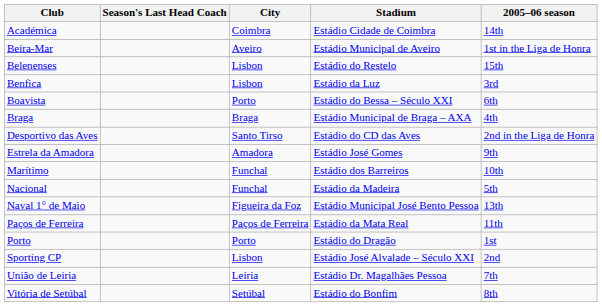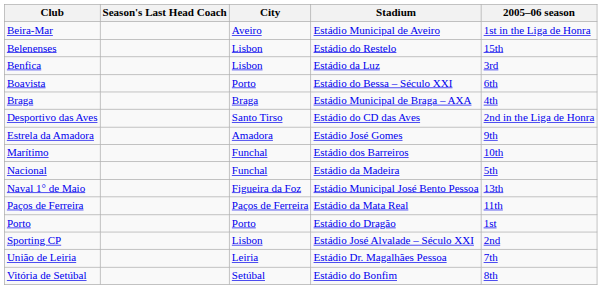- row: (32, 30)
